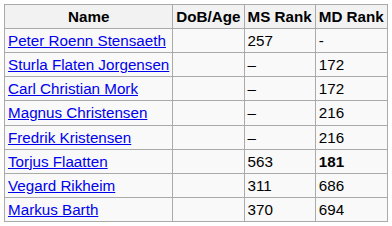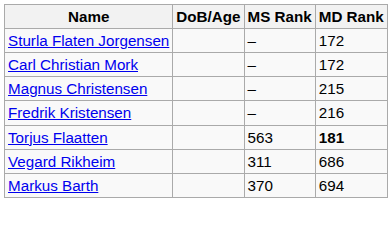- row: (87, 41)
(331, 113) 216 -> (331, 89) 215
